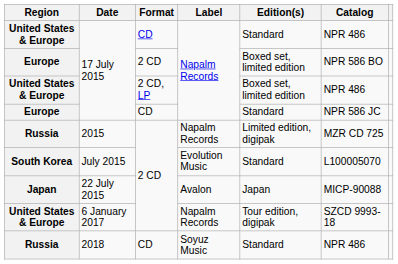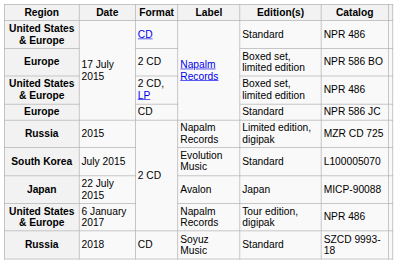(352, 217) SZCD 9993-18 -> (344, 217) NPR 486
(344, 245) NPR 486 -> (352, 245) SZCD 9993-18
